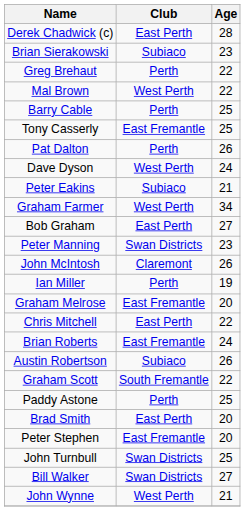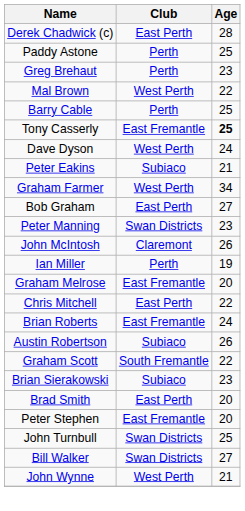rows swapped: (60, 399) <-> (60, 52)
(226, 71) 22 -> (226, 71) 23
(226, 129) normal -> (226, 129) bold
- row: (60, 149)
